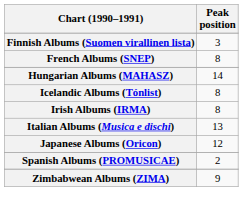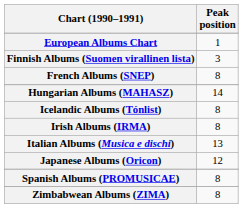+ row: (101, 42)
(218, 161) 2 -> (218, 178) 8
(218, 178) 9 -> (218, 195) 8
